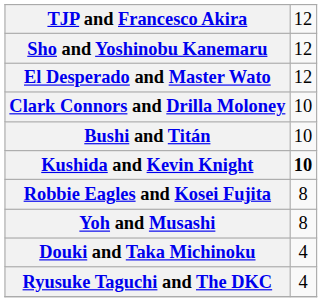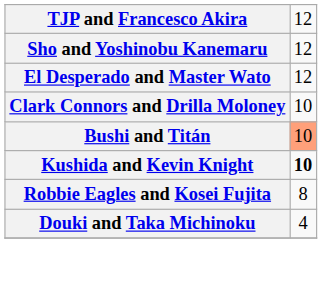(303, 135) no background -> (303, 135) lightsalmon background
- row: (147, 223)
- row: (147, 281)
